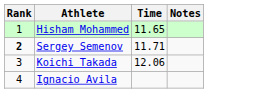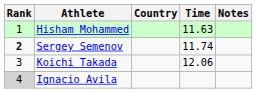+ column: (156, 13)
(150, 30) 11.65 -> (198, 30) 11.63
(150, 46) 11.71 -> (198, 46) 11.74
(19, 80) no background -> (19, 80) lightgrey background
